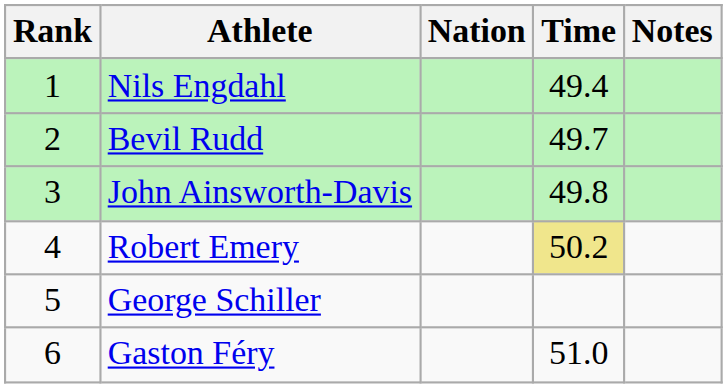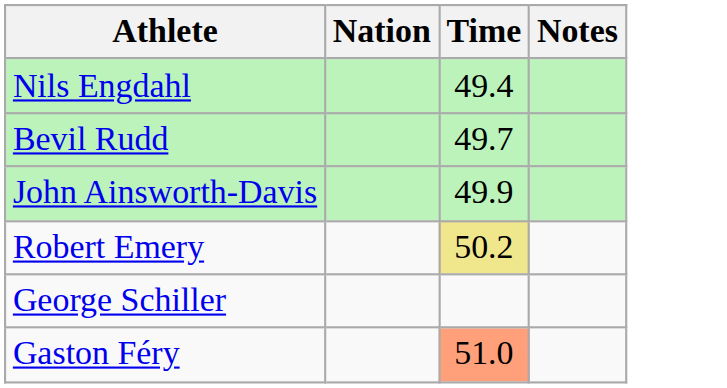- column: (52, 31)
(579, 192) 49.8 -> (484, 192) 49.9
(579, 354) no background -> (484, 354) lightsalmon background
